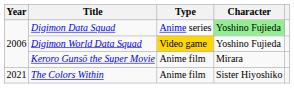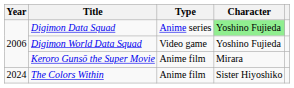(183, 43) gold background -> (183, 43) no background
(17, 75) 2021 -> (17, 75) 2024
